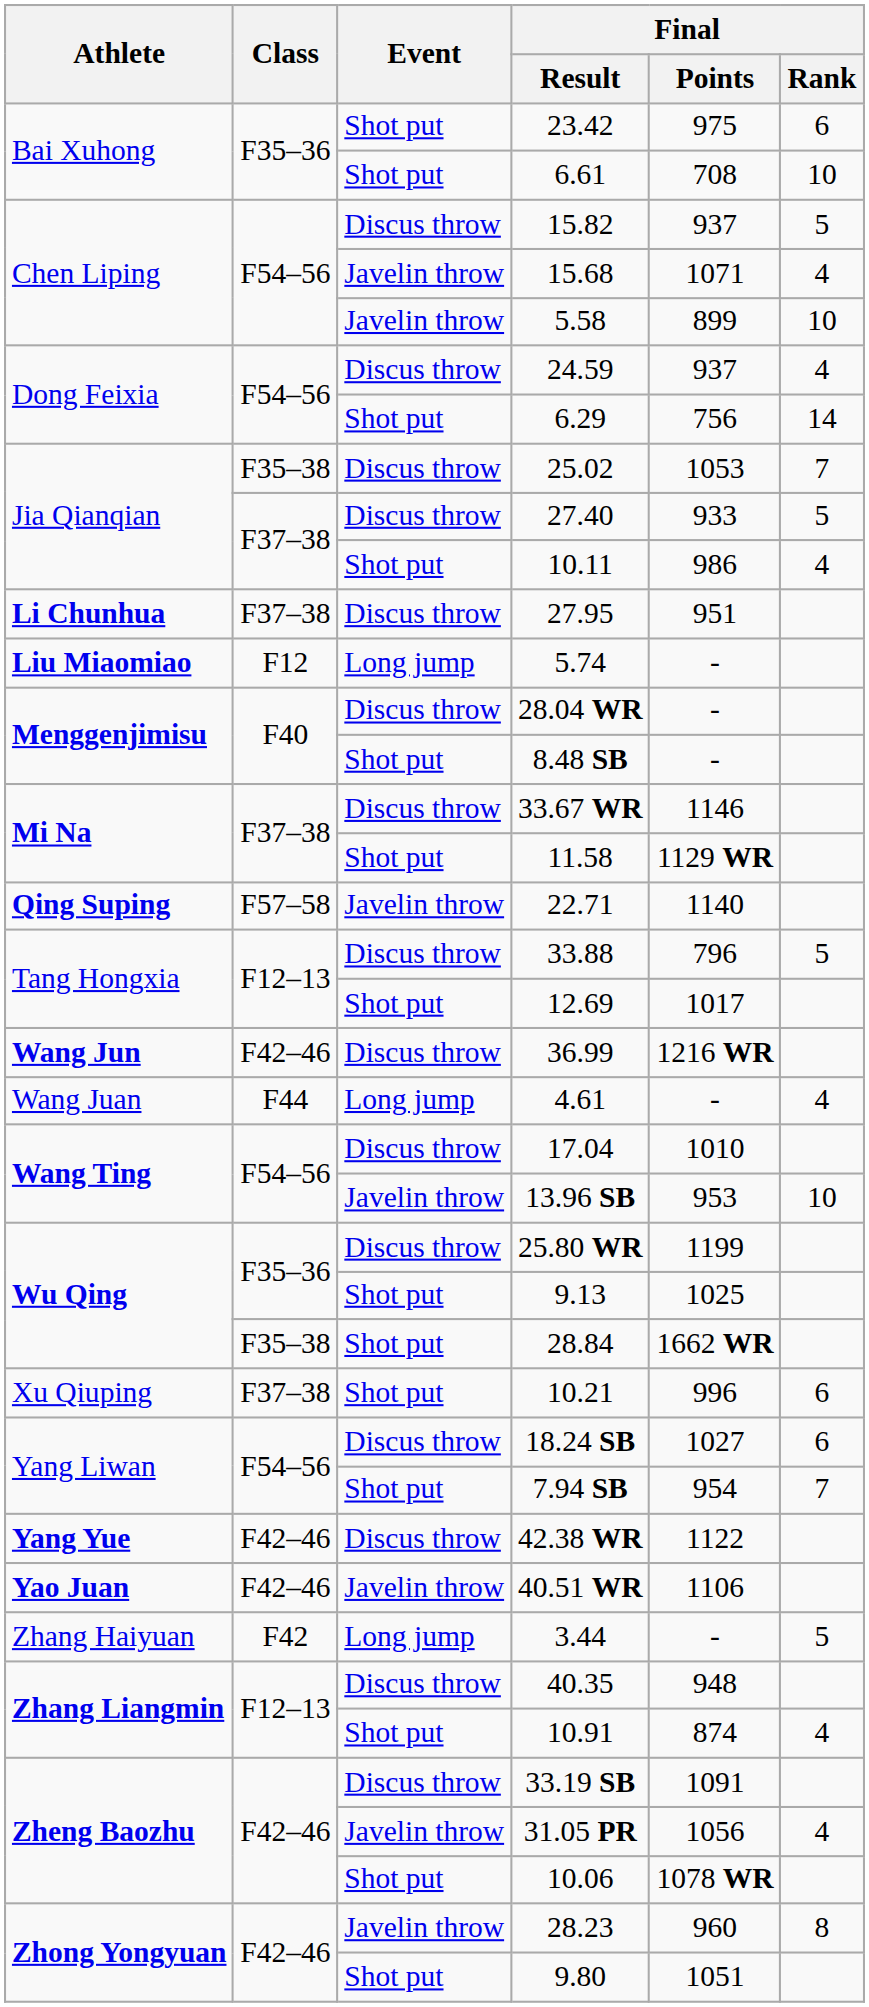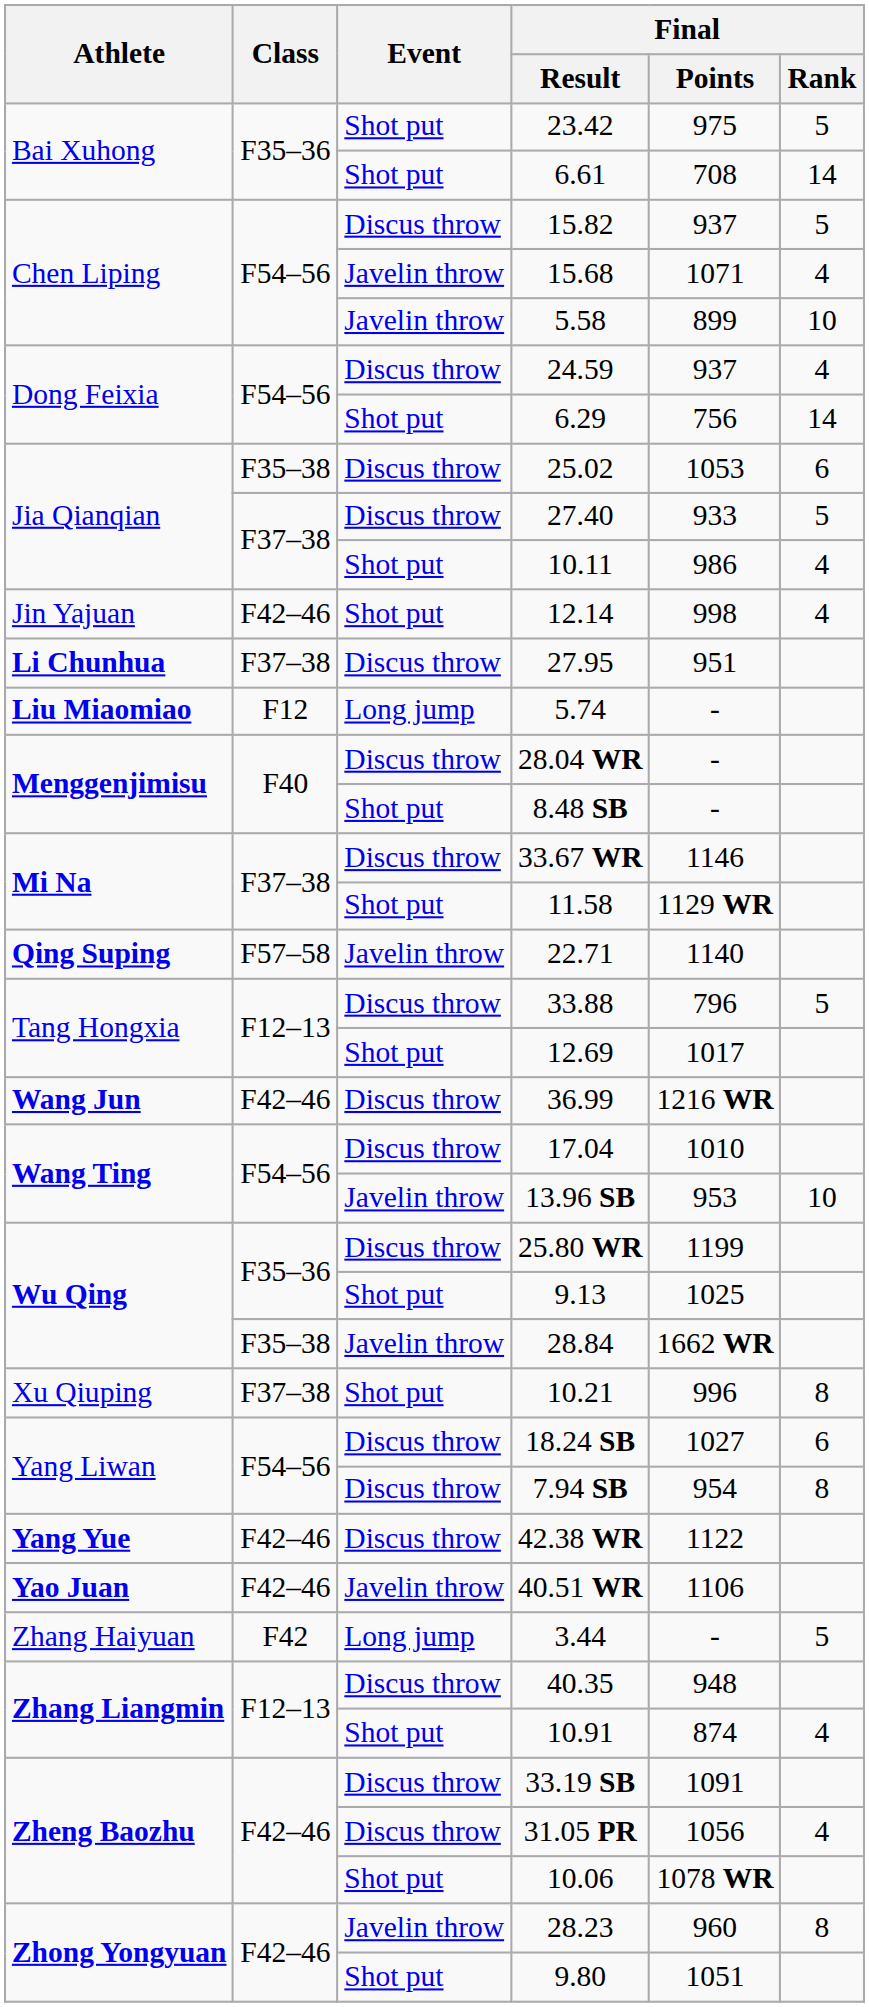(822, 126) 6 -> (822, 126) 5
(822, 175) 10 -> (822, 175) 14
(822, 467) 7 -> (822, 467) 6
+ row: (580, 613)
- row: (580, 1100)
(394, 1343) Shot put -> (424, 1343) Javelin throw
(822, 1392) 6 -> (822, 1392) 8
(394, 1489) Shot put -> (423, 1489) Discus throw
(822, 1489) 7 -> (822, 1489) 8
(424, 1830) Javelin throw -> (423, 1830) Discus throw
